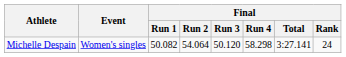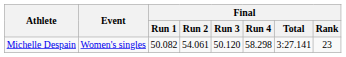(195, 45) 54.064 -> (195, 45) 54.061
(327, 45) 24 -> (327, 45) 23
